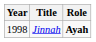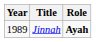(17, 29) 1998 -> (17, 29) 1989
